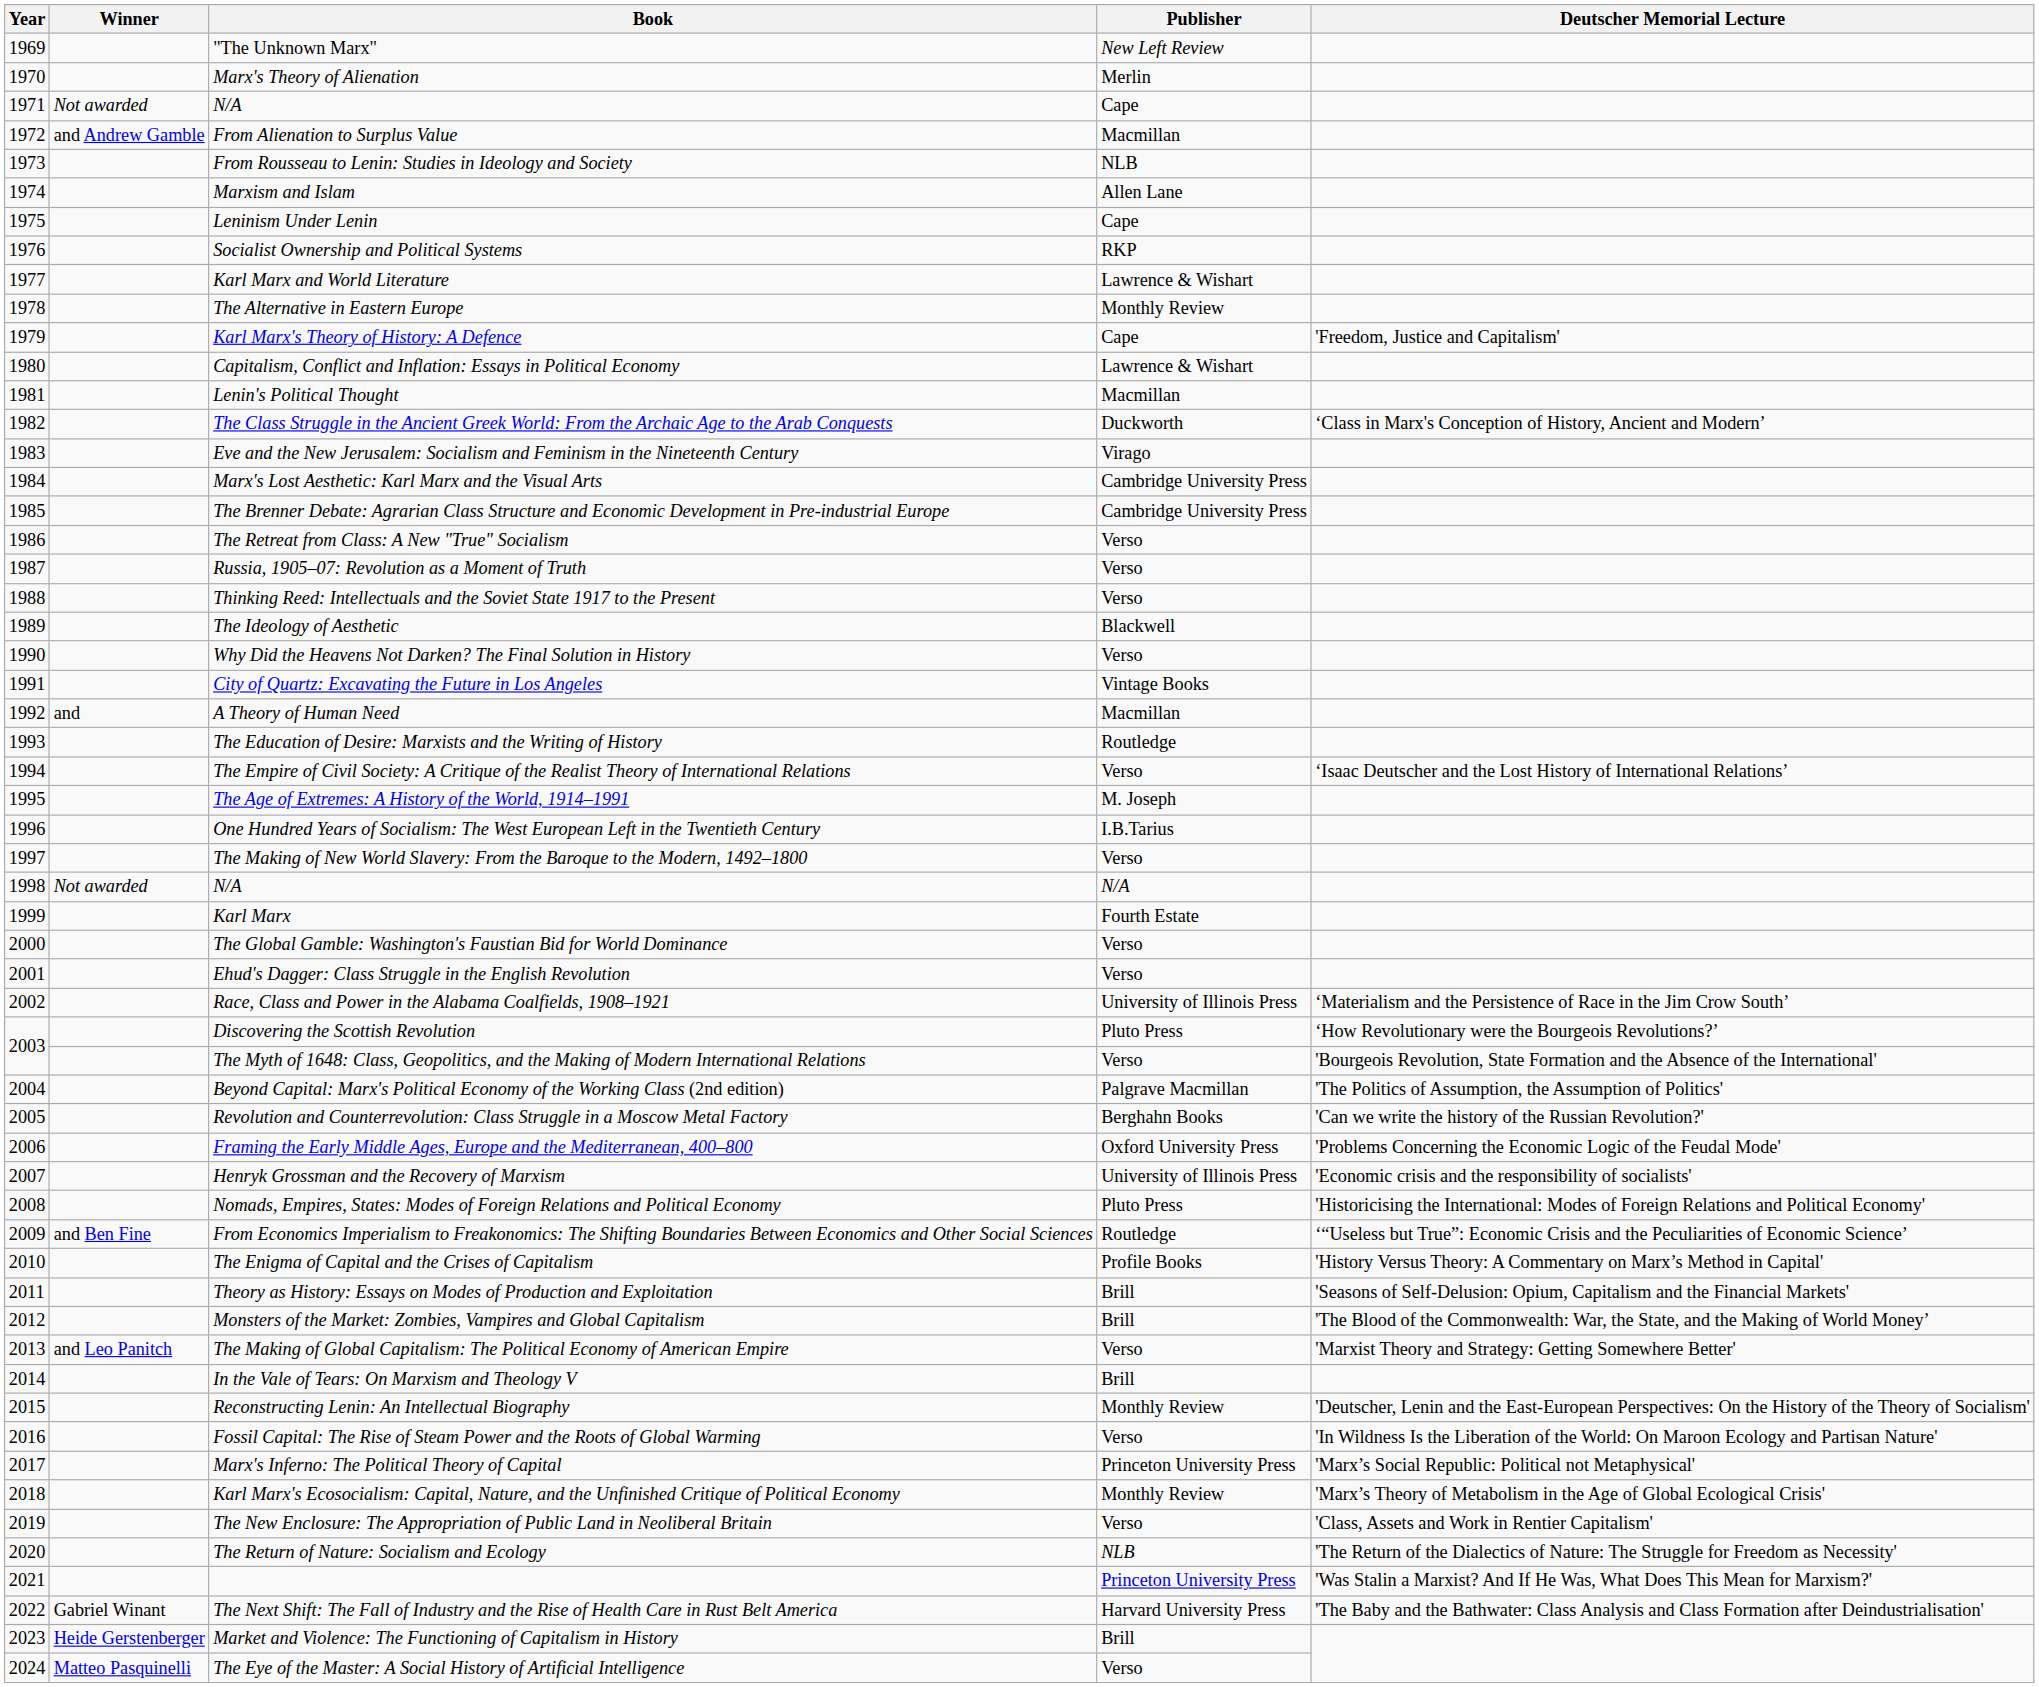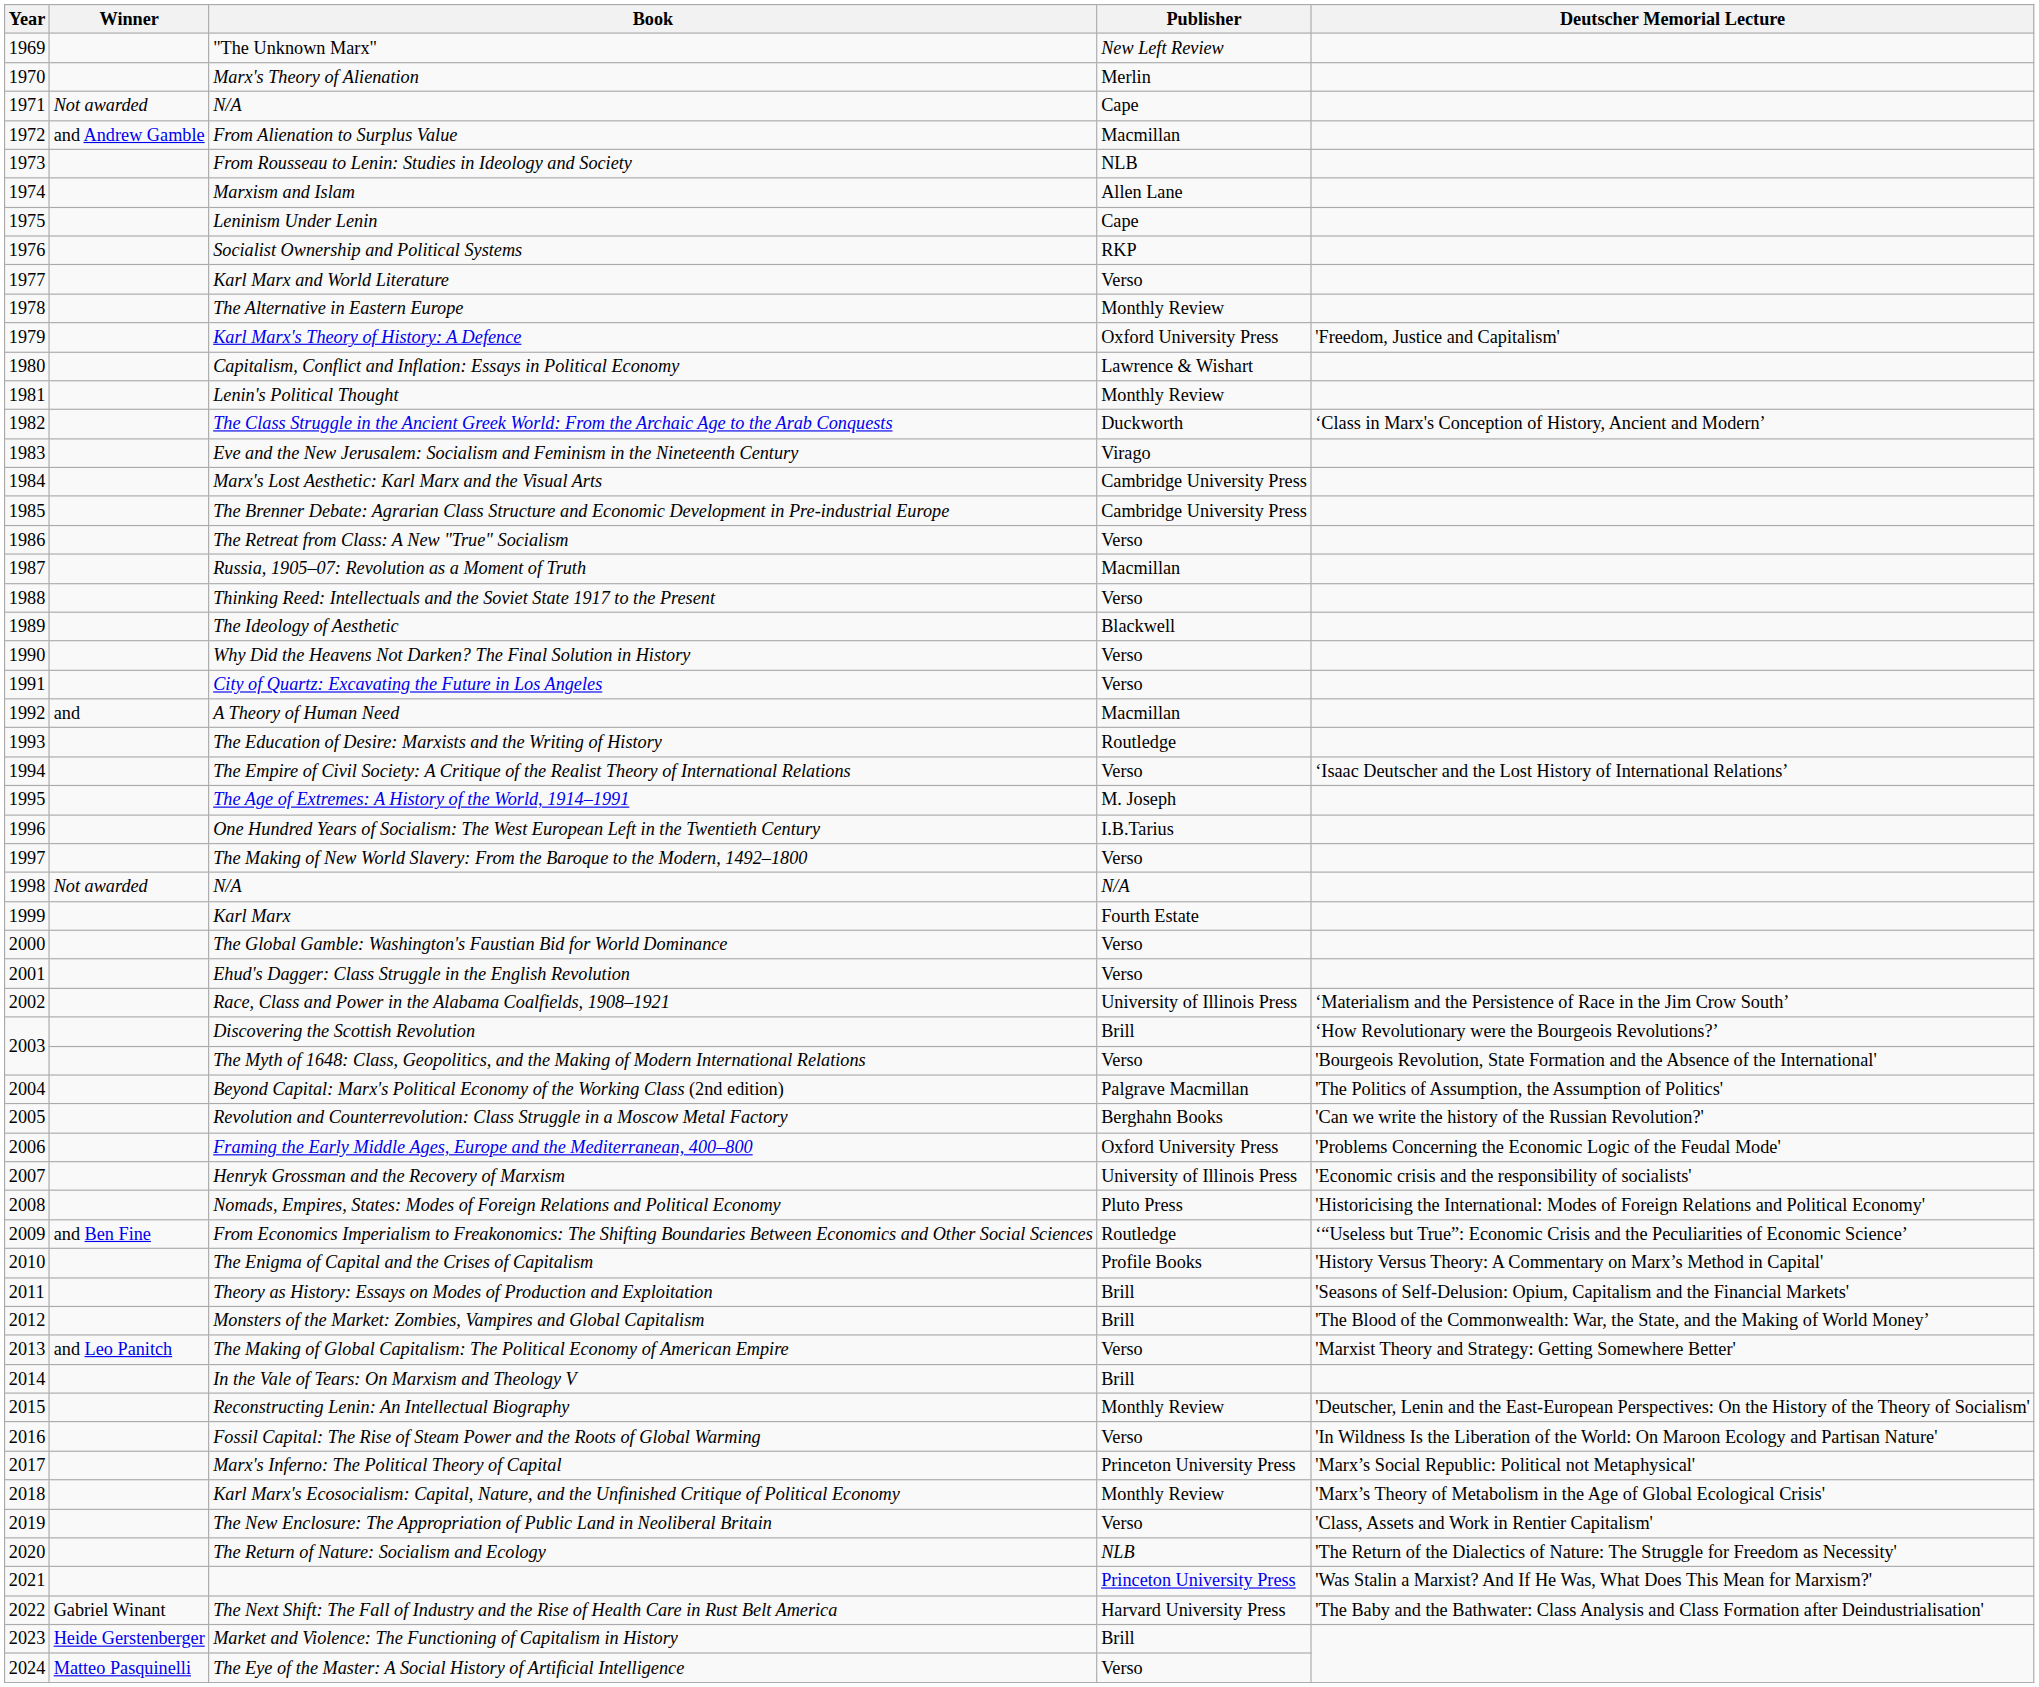(1177, 279) Lawrence & Wishart -> (1122, 279) Verso
(1120, 337) Cape -> (1190, 337) Oxford University Press
(1141, 395) Macmillan -> (1163, 395) Monthly Review
(1122, 568) Verso -> (1141, 568) Macmillan
(1155, 684) Vintage Books -> (1122, 684) Verso
(1142, 1031) Pluto Press -> (1118, 1031) Brill
